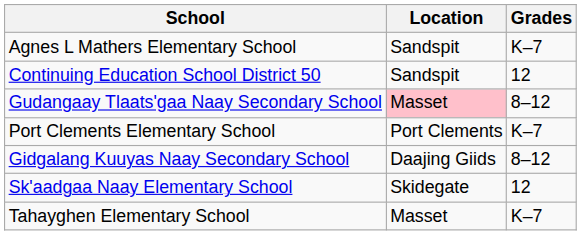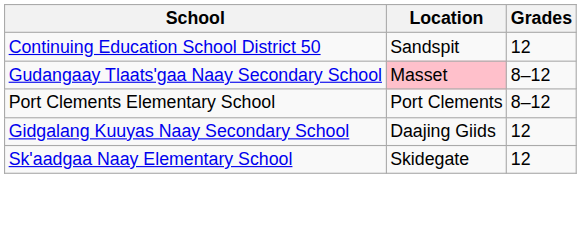- row: (152, 46)
(527, 131) K–7 -> (531, 103) 8–12
(531, 159) 8–12 -> (521, 131) 12
- row: (129, 215)
